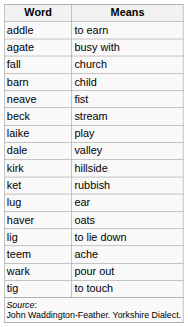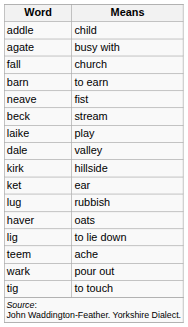(91, 30) to earn -> (86, 30) child
(86, 82) child -> (91, 82) to earn
(92, 185) rubbish -> (82, 185) ear
(82, 202) ear -> (92, 202) rubbish
